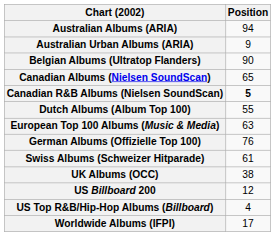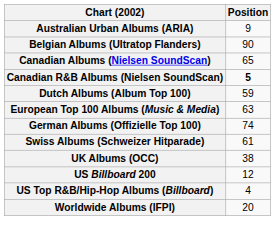- row: (115, 28)
(248, 110) 55 -> (248, 93) 59
(248, 142) 76 -> (248, 126) 74
(248, 223) 17 -> (248, 207) 20
